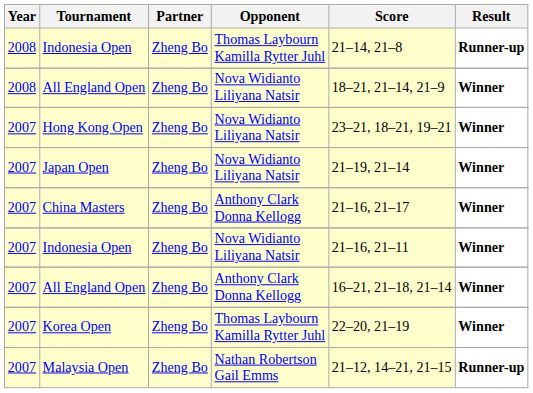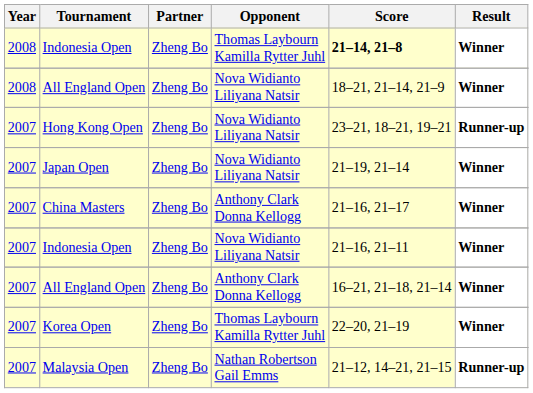(367, 48) normal -> (367, 48) bold
(491, 48) Runner-up -> (481, 48) Winner
(481, 128) Winner -> (491, 128) Runner-up
